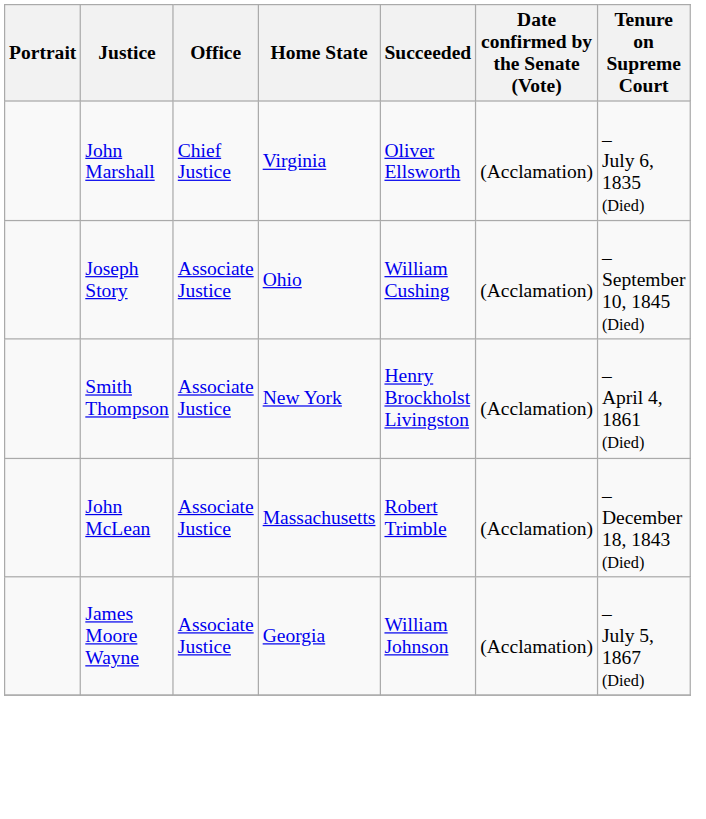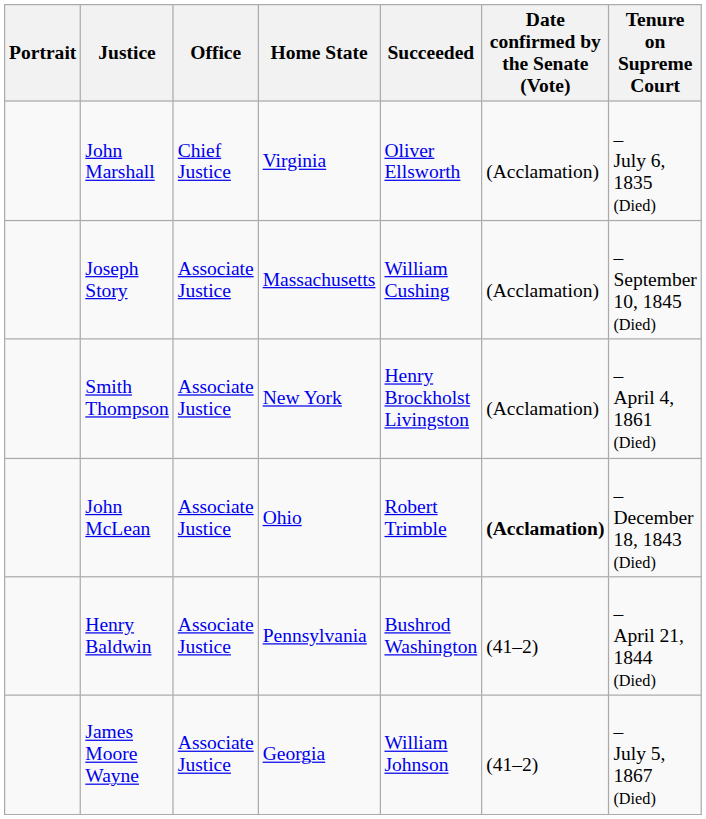(282, 279) Ohio -> (319, 279) Massachusetts
(319, 517) Massachusetts -> (282, 517) Ohio
(537, 528) normal -> (545, 528) bold
+ row: (118, 635)
(537, 646) (Acclamation) -> (512, 765) (41–2)
